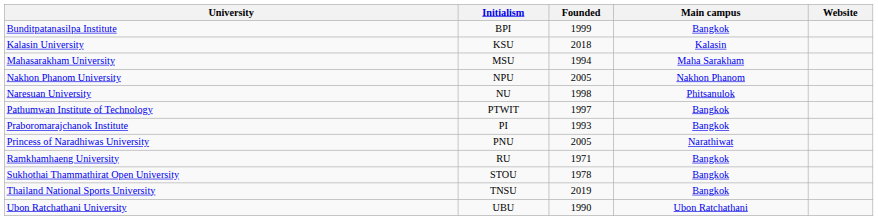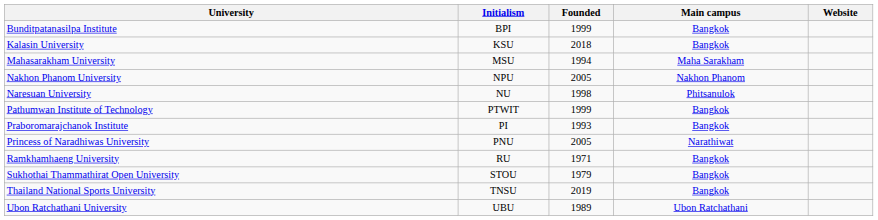(711, 45) Kalasin -> (711, 45) Bangkok
(581, 110) 1997 -> (581, 110) 1999
(581, 175) 1978 -> (581, 175) 1979
(581, 207) 1990 -> (581, 207) 1989
